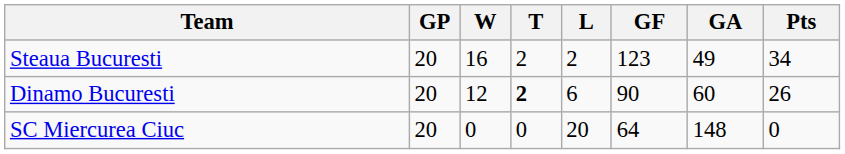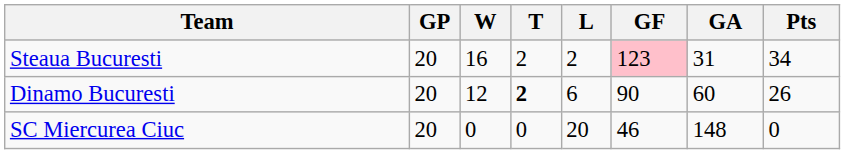(634, 58) no background -> (634, 58) pink background
(704, 58) 49 -> (704, 58) 31
(628, 129) 64 -> (628, 129) 46
